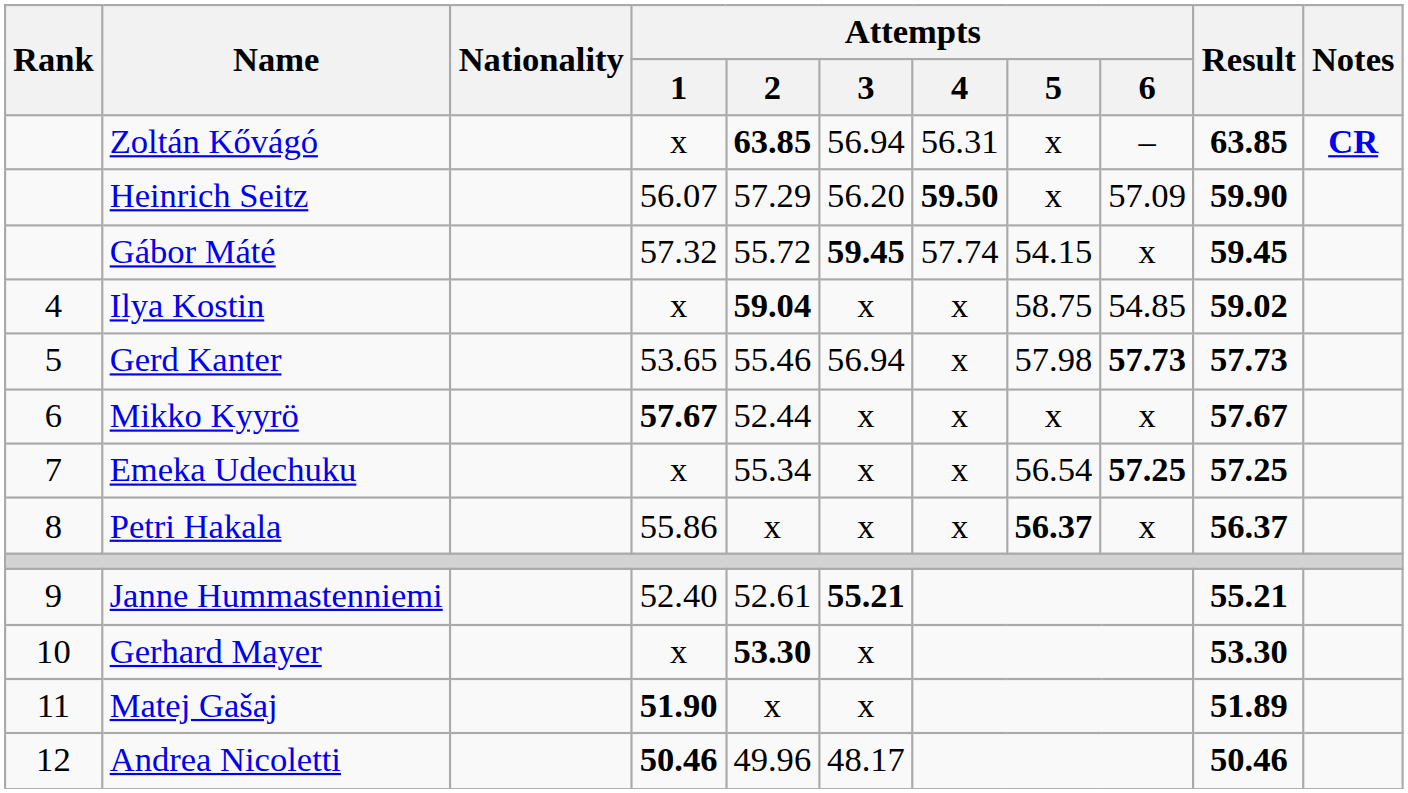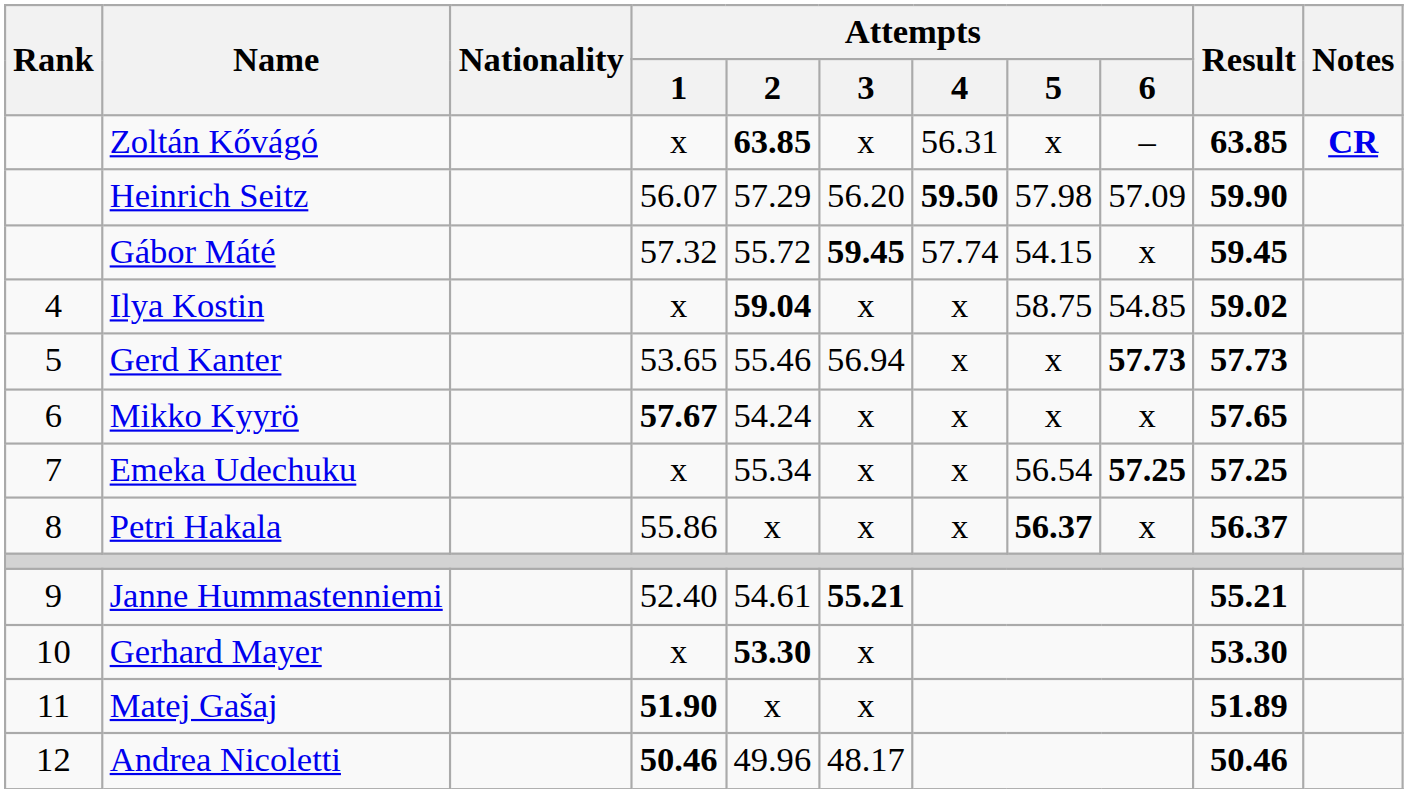(866, 141) 56.94 -> (866, 141) x
(1053, 196) x -> (1053, 196) 57.98
(1053, 360) 57.98 -> (1053, 360) x
(772, 415) 52.44 -> (772, 415) 54.24
(1249, 415) 57.67 -> (1249, 415) 57.65
(772, 595) 52.61 -> (772, 595) 54.61
